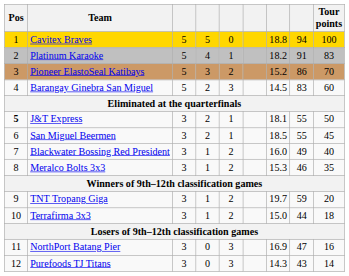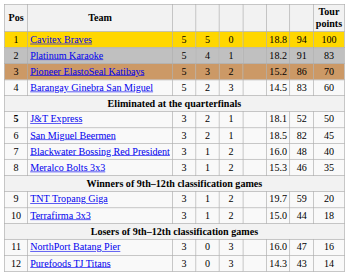(302, 119) 55 -> (302, 119) 52
(302, 135) 55 -> (302, 135) 82
(302, 151) 49 -> (302, 151) 48
(278, 247) 16.9 -> (278, 247) 16.0
